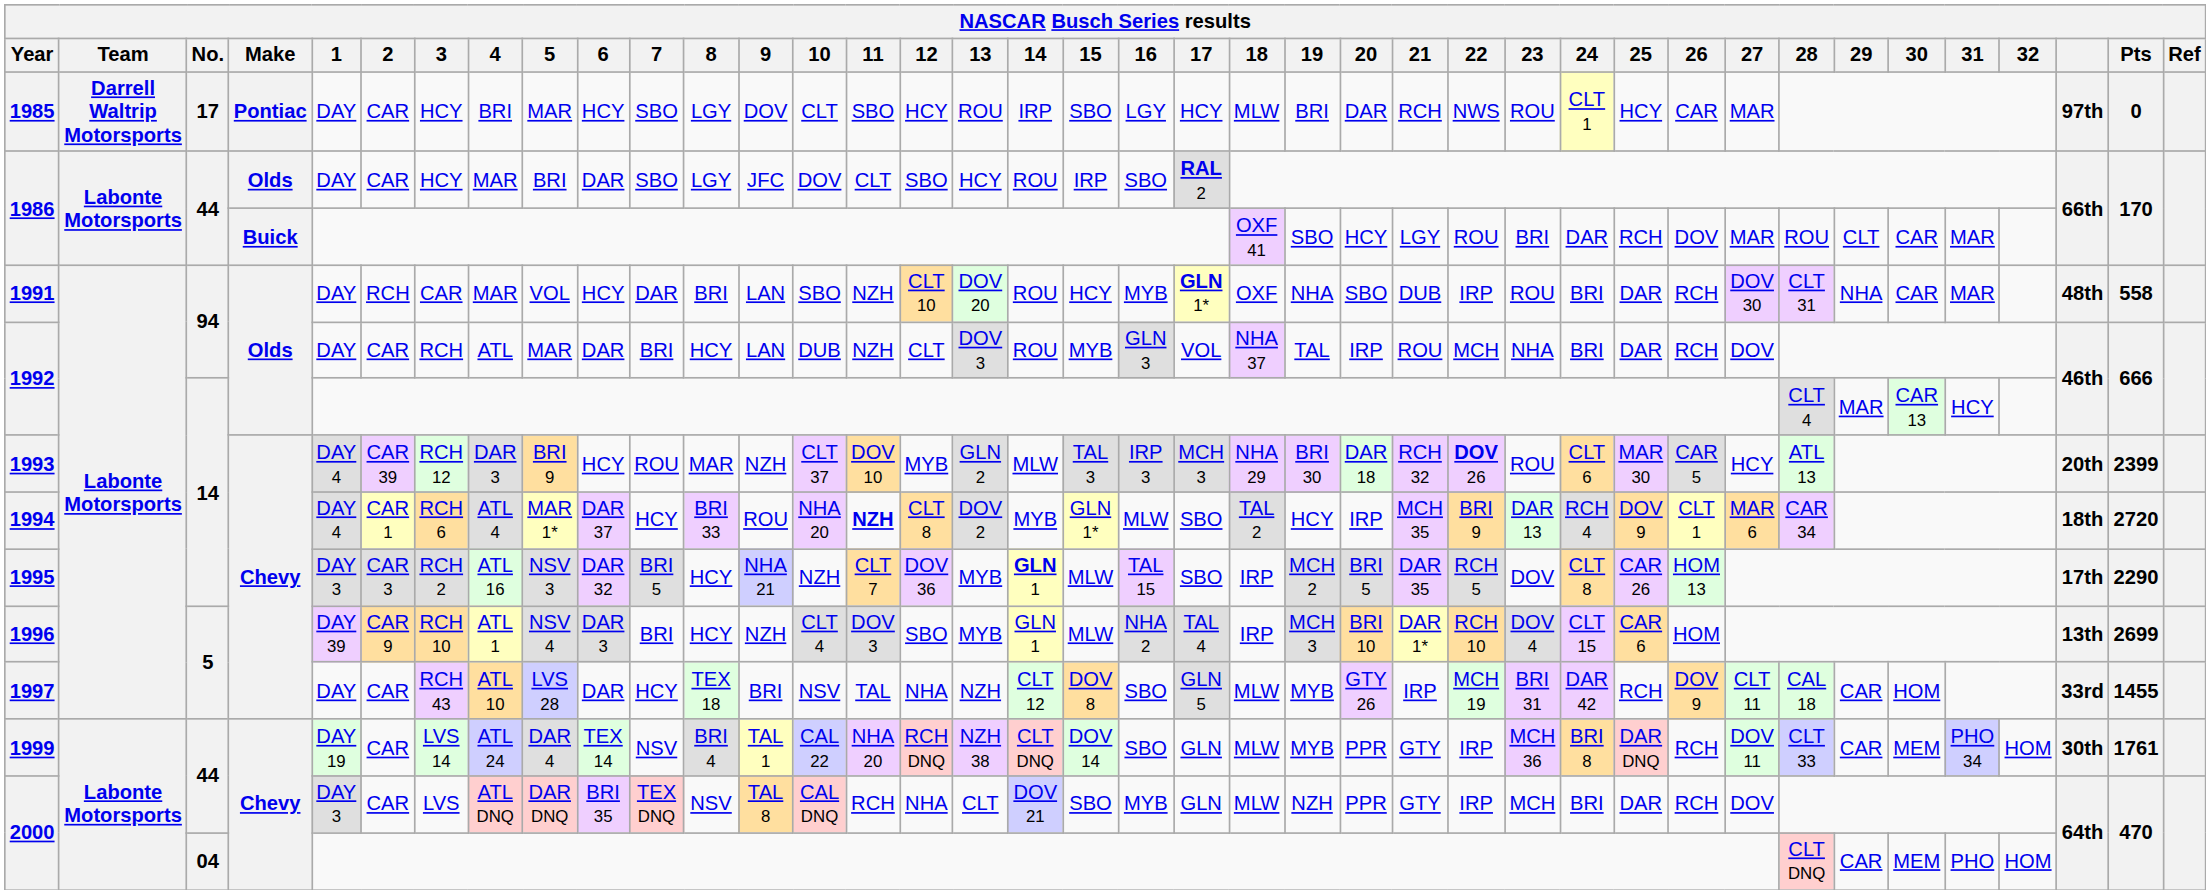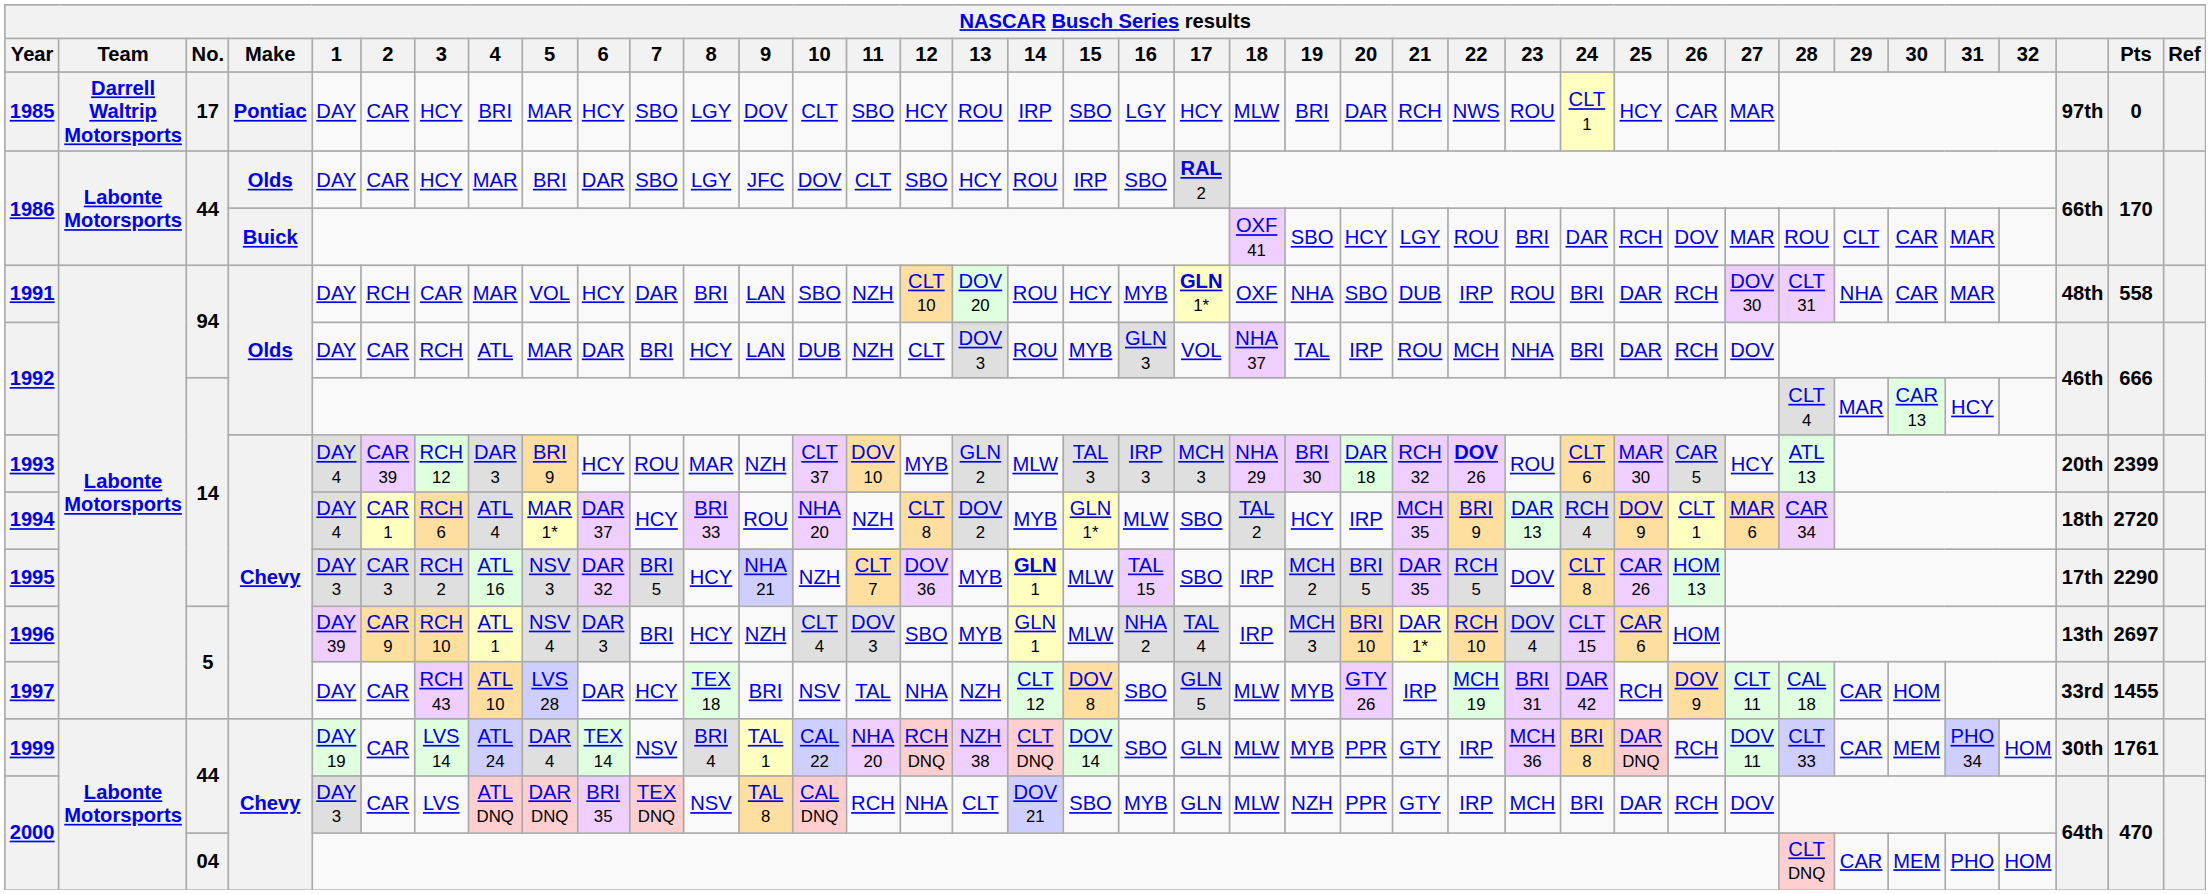(873, 520) bold -> (873, 520) normal
(2136, 634) 2699 -> (2136, 634) 2697
